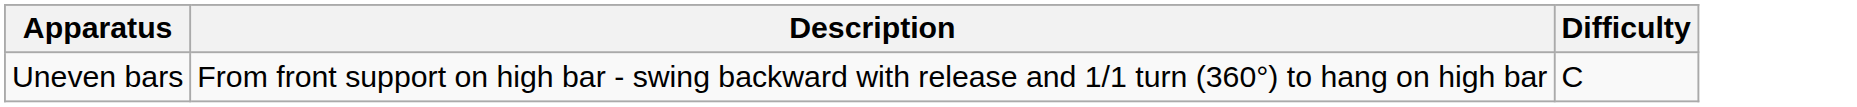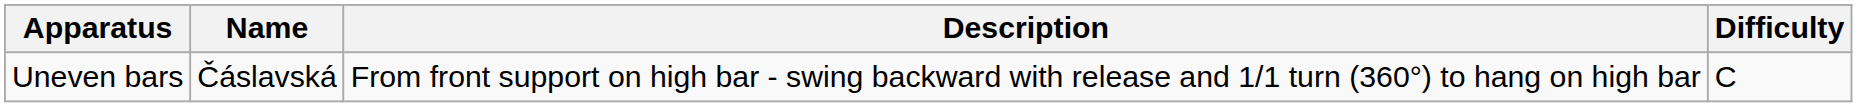+ column: (267, 28)
